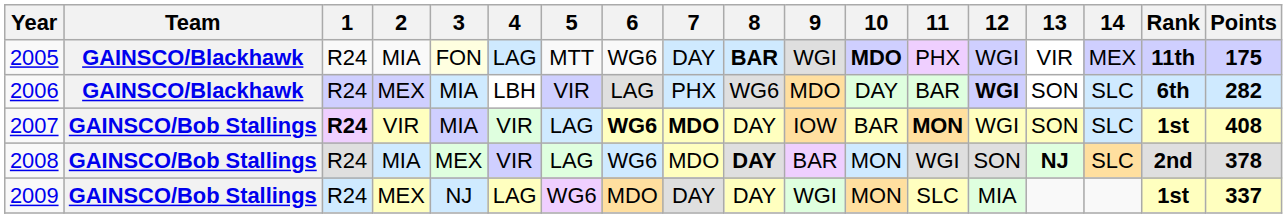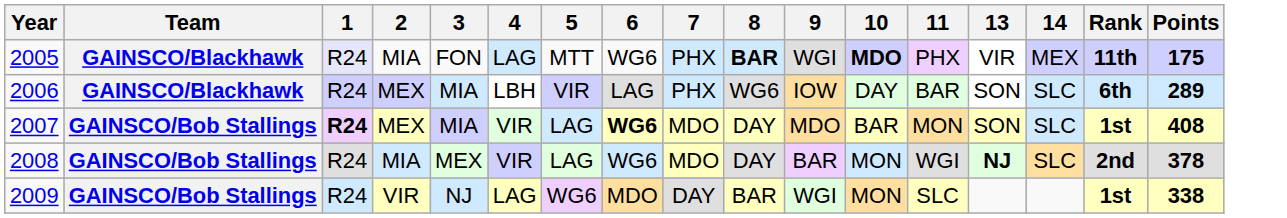- column: (997, 22)
(347, 57) no background -> (347, 57) lavender background
(459, 57) lightyellow background -> (459, 57) no background
(694, 57) DAY -> (694, 57) PHX
(815, 92) MDO -> (815, 92) IOW
(1244, 92) 282 -> (1186, 92) 289
(401, 126) VIR -> (401, 126) MEX
(694, 126) bold -> (694, 126) normal
(815, 126) IOW -> (815, 126) MDO
(938, 126) bold -> (938, 126) normal
(754, 161) bold -> (754, 161) normal
(401, 195) MEX -> (401, 195) VIR
(754, 195) DAY -> (754, 195) BAR
(1244, 195) 337 -> (1186, 195) 338
